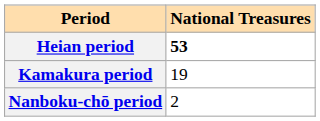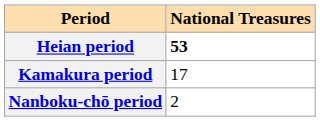(179, 74) 19 -> (179, 74) 17
